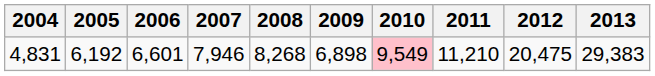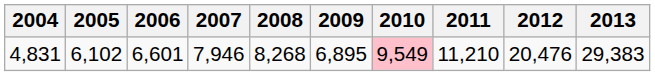(96, 53) 6,192 -> (96, 53) 6,102
(341, 53) 6,898 -> (341, 53) 6,895
(540, 53) 20,475 -> (540, 53) 20,476
